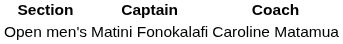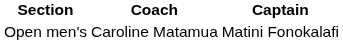columns swapped: (276, 10) <-> (150, 10)
